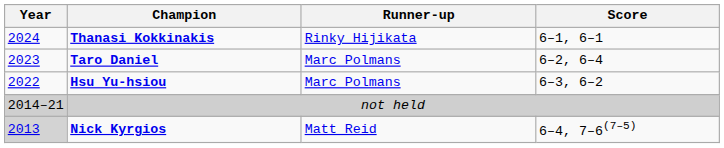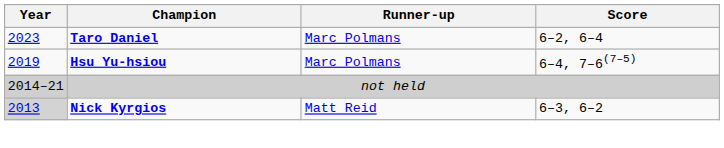- row: (142, 38)
(24, 83) 2022 -> (24, 62) 2019
(571, 83) 6–3, 6–2 -> (588, 62) 6–4, 7–6(7–5)
(588, 129) 6–4, 7–6(7–5) -> (571, 108) 6–3, 6–2
